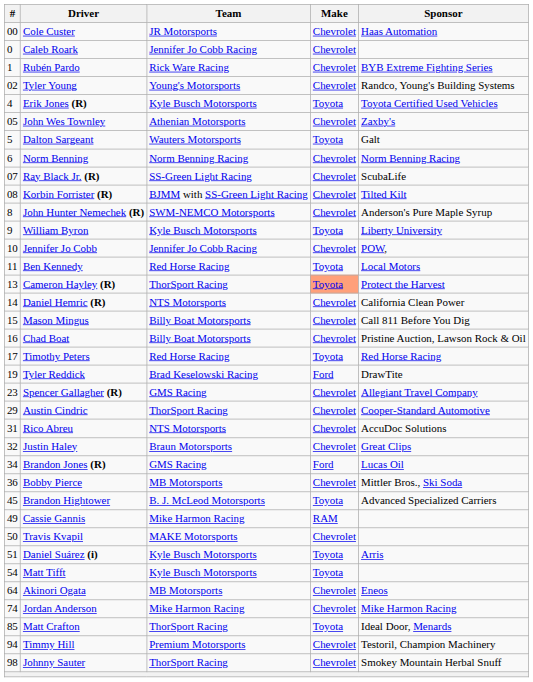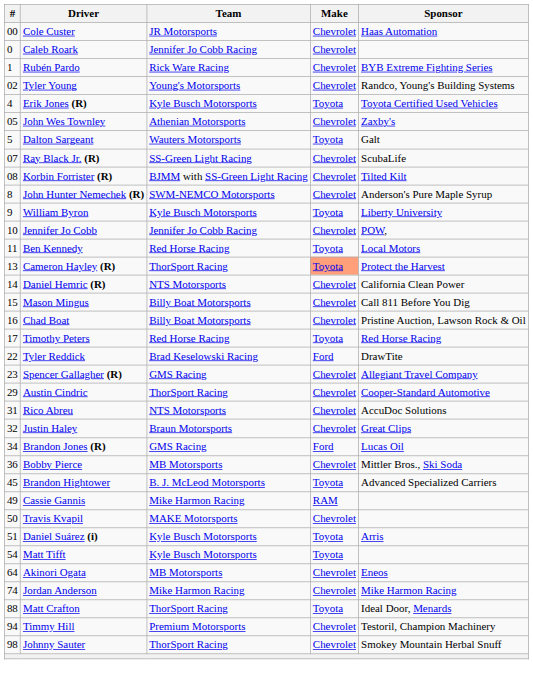- row: (56, 158)
(12, 374) 19 -> (12, 356) 22
(12, 627) 85 -> (12, 609) 88
